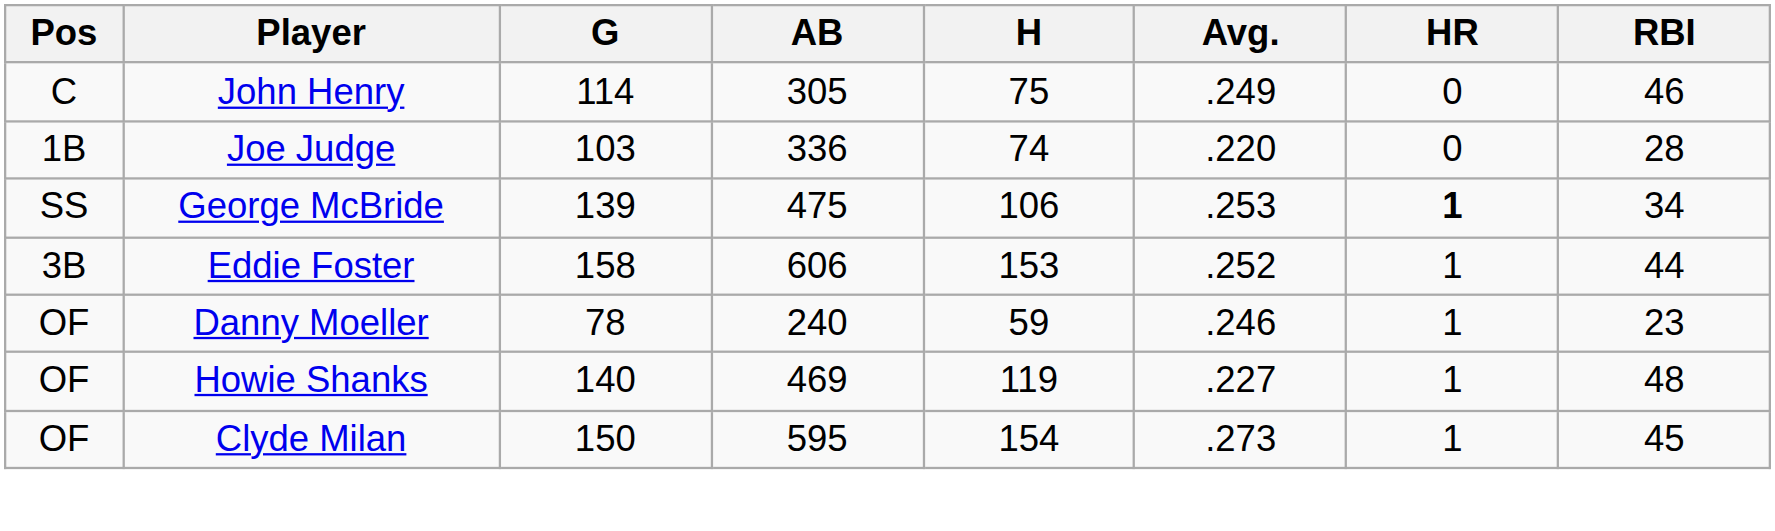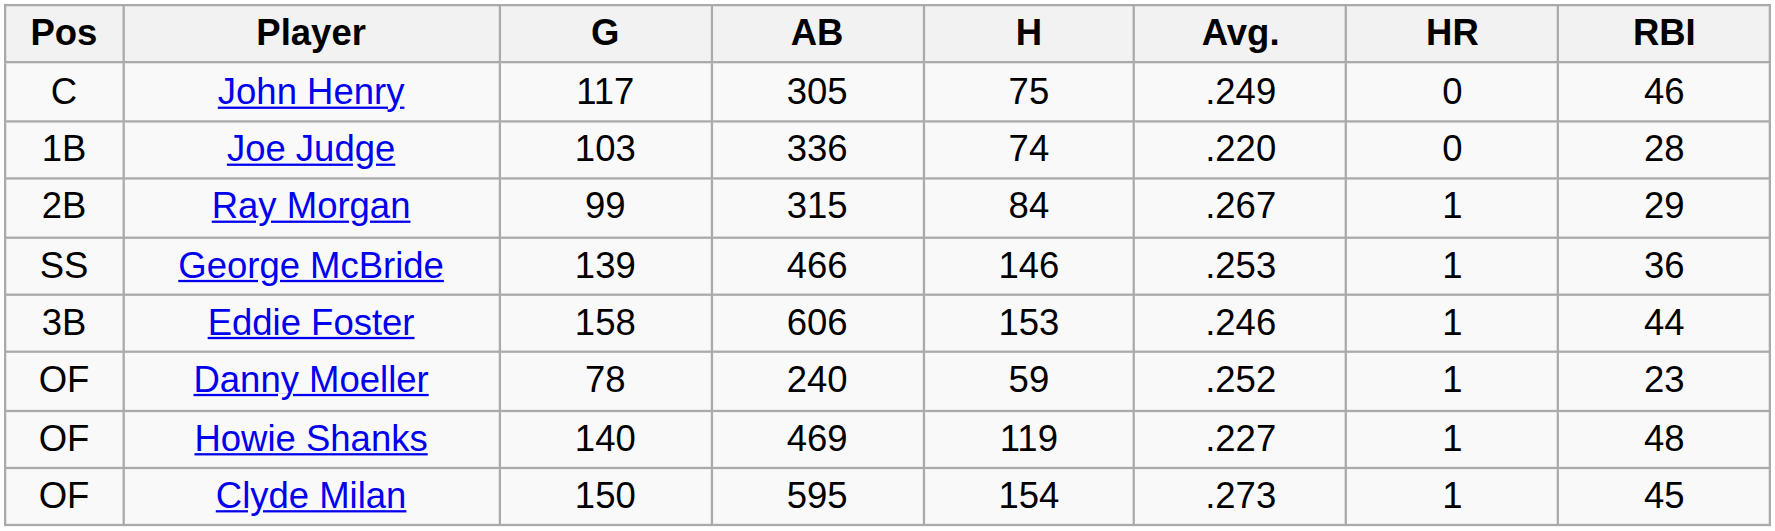(605, 91) 114 -> (605, 91) 117
+ row: (311, 206)
(817, 206) 475 -> (817, 264) 466
(1029, 206) 106 -> (1029, 264) 146
(1452, 206) bold -> (1452, 264) normal
(1664, 206) 34 -> (1664, 264) 36
(1241, 264) .252 -> (1241, 322) .246
(1241, 322) .246 -> (1241, 380) .252
